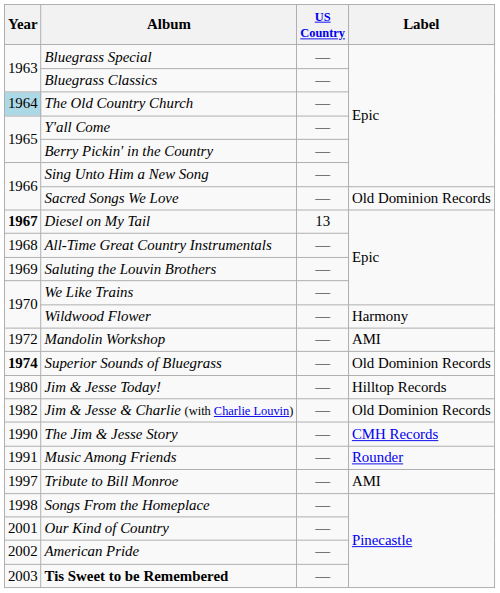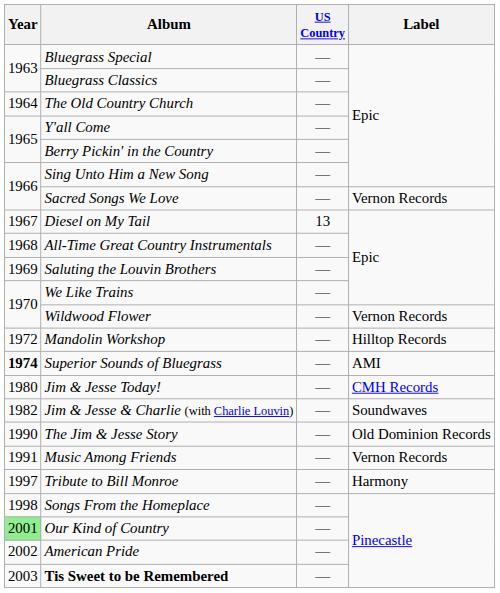(23, 103) lightblue background -> (23, 103) no background
(421, 198) Old Dominion Records -> (400, 198) Vernon Records
(23, 221) bold -> (23, 221) normal
(380, 316) Harmony -> (400, 316) Vernon Records
(366, 339) AMI -> (399, 339) Hilltop Records
(421, 363) Old Dominion Records -> (366, 363) AMI
(399, 387) Hilltop Records -> (395, 387) CMH Records
(421, 410) Old Dominion Records -> (390, 410) Soundwaves
(395, 434) CMH Records -> (421, 434) Old Dominion Records
(378, 457) Rounder -> (400, 457) Vernon Records
(366, 481) AMI -> (380, 481) Harmony
(23, 528) no background -> (23, 528) lightgreen background
